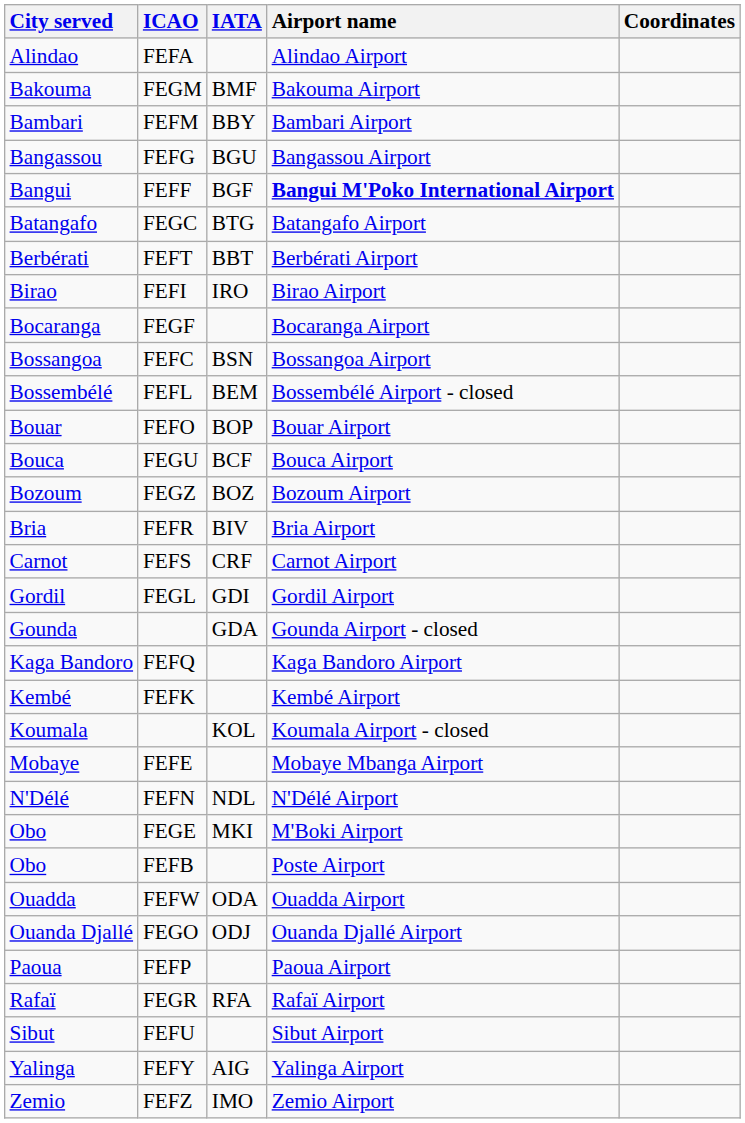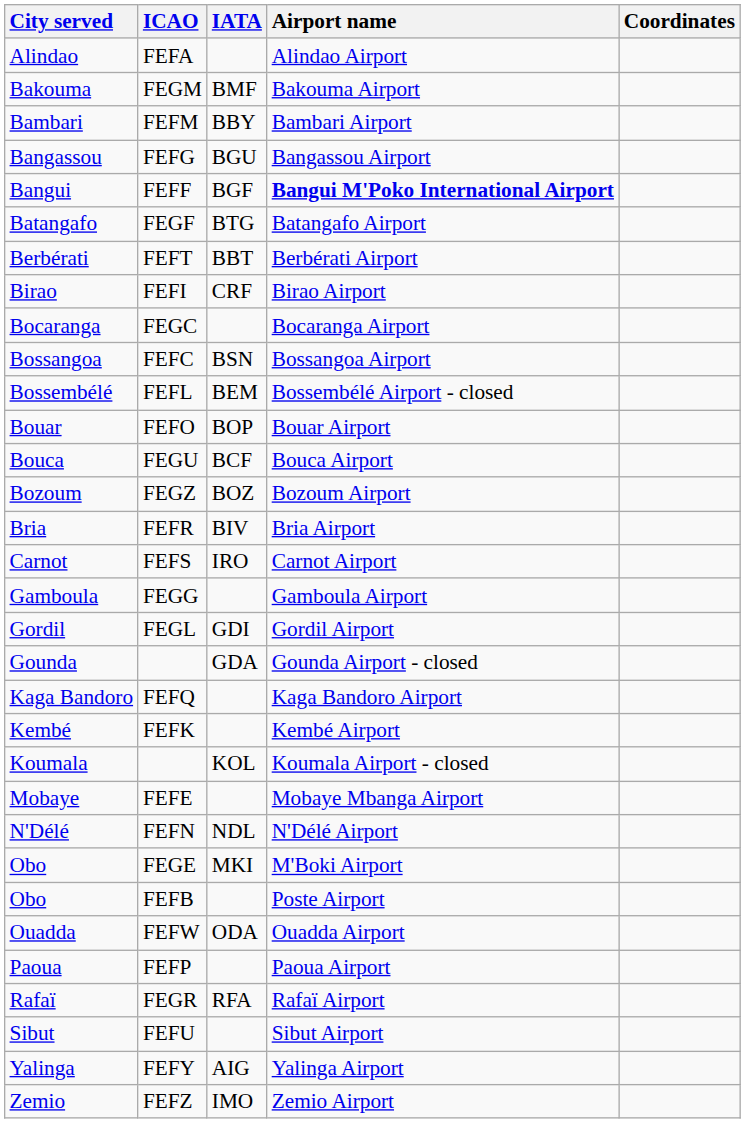(170, 223) FEGC -> (169, 223) FEGF
(230, 291) IRO -> (232, 291) CRF
(169, 325) FEGF -> (170, 325) FEGC
(232, 561) CRF -> (230, 561) IRO
+ row: (349, 595)
- row: (367, 932)
